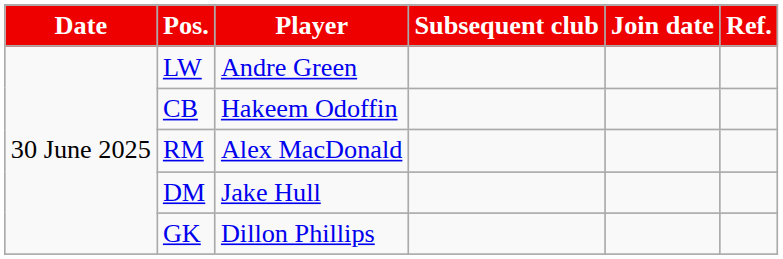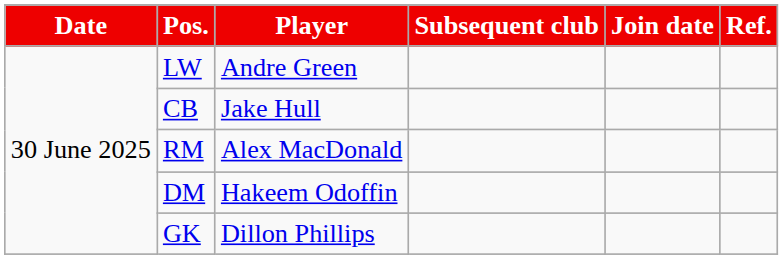(309, 108) Hakeem Odoffin -> (271, 108) Jake Hull
(271, 191) Jake Hull -> (309, 191) Hakeem Odoffin
